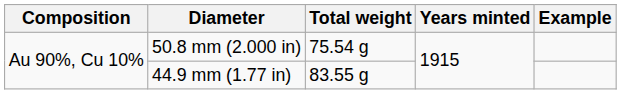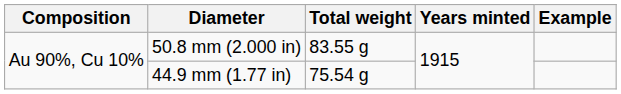(339, 46) 75.54 g -> (339, 46) 83.55 g
(339, 74) 83.55 g -> (339, 74) 75.54 g
